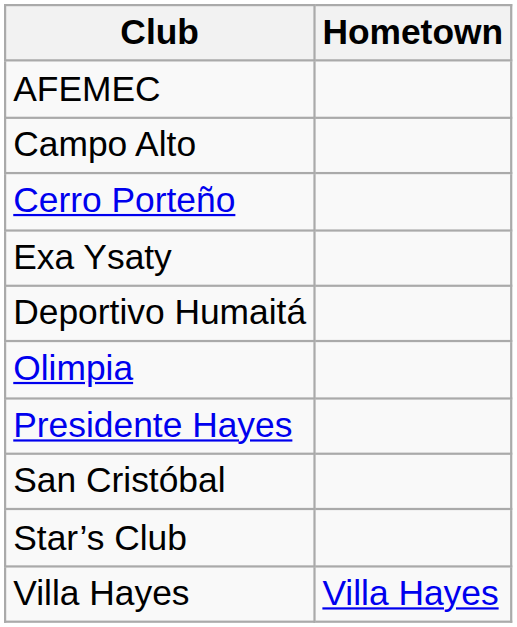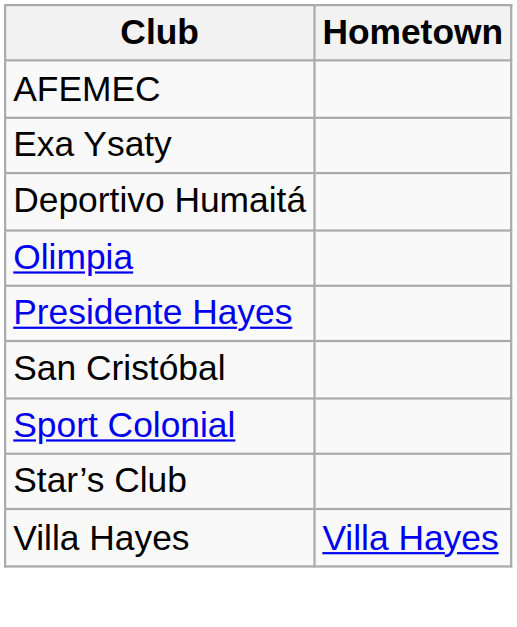- row: (105, 144)
- row: (124, 200)
+ row: (124, 425)
